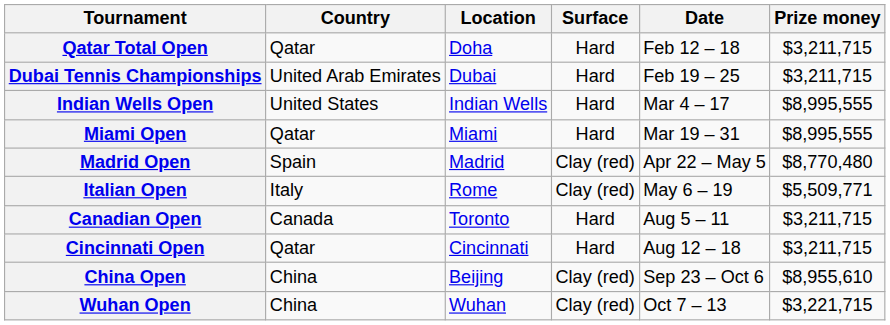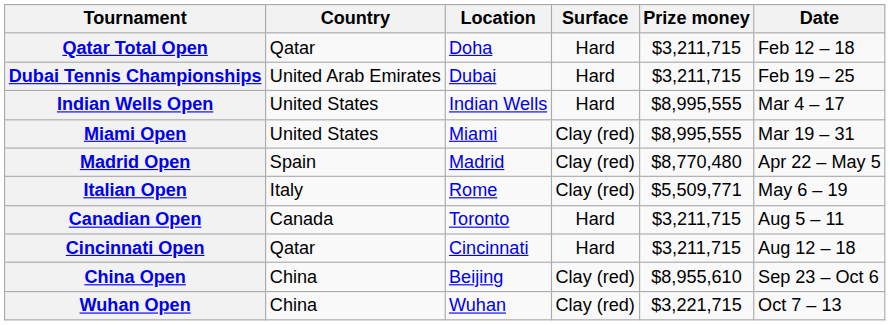columns swapped: (705, 18) <-> (827, 18)
(292, 133) Qatar -> (324, 133) United States
(595, 133) Hard -> (595, 133) Clay (red)
